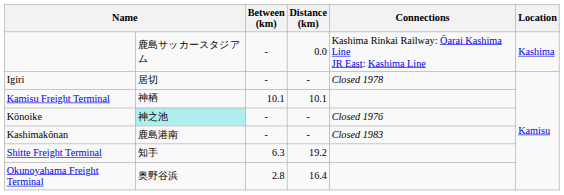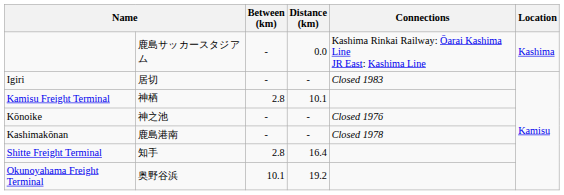(357, 80) Closed 1978 -> (357, 80) Closed 1983
(276, 98) 10.1 -> (278, 98) 2.8
(153, 116) paleturquoise background -> (153, 116) no background
(357, 135) Closed 1983 -> (357, 135) Closed 1978
(278, 153) 6.3 -> (278, 153) 2.8
(318, 153) 19.2 -> (318, 153) 16.4
(278, 176) 2.8 -> (276, 176) 10.1
(318, 176) 16.4 -> (318, 176) 19.2
